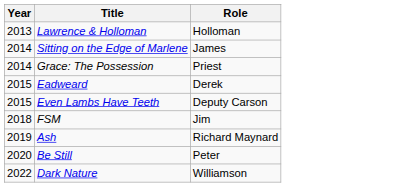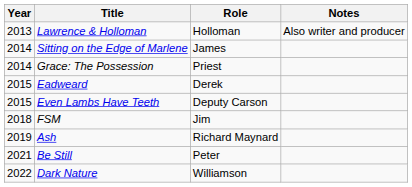+ column: (344, 13)
(19, 155) 2020 -> (19, 155) 2021
